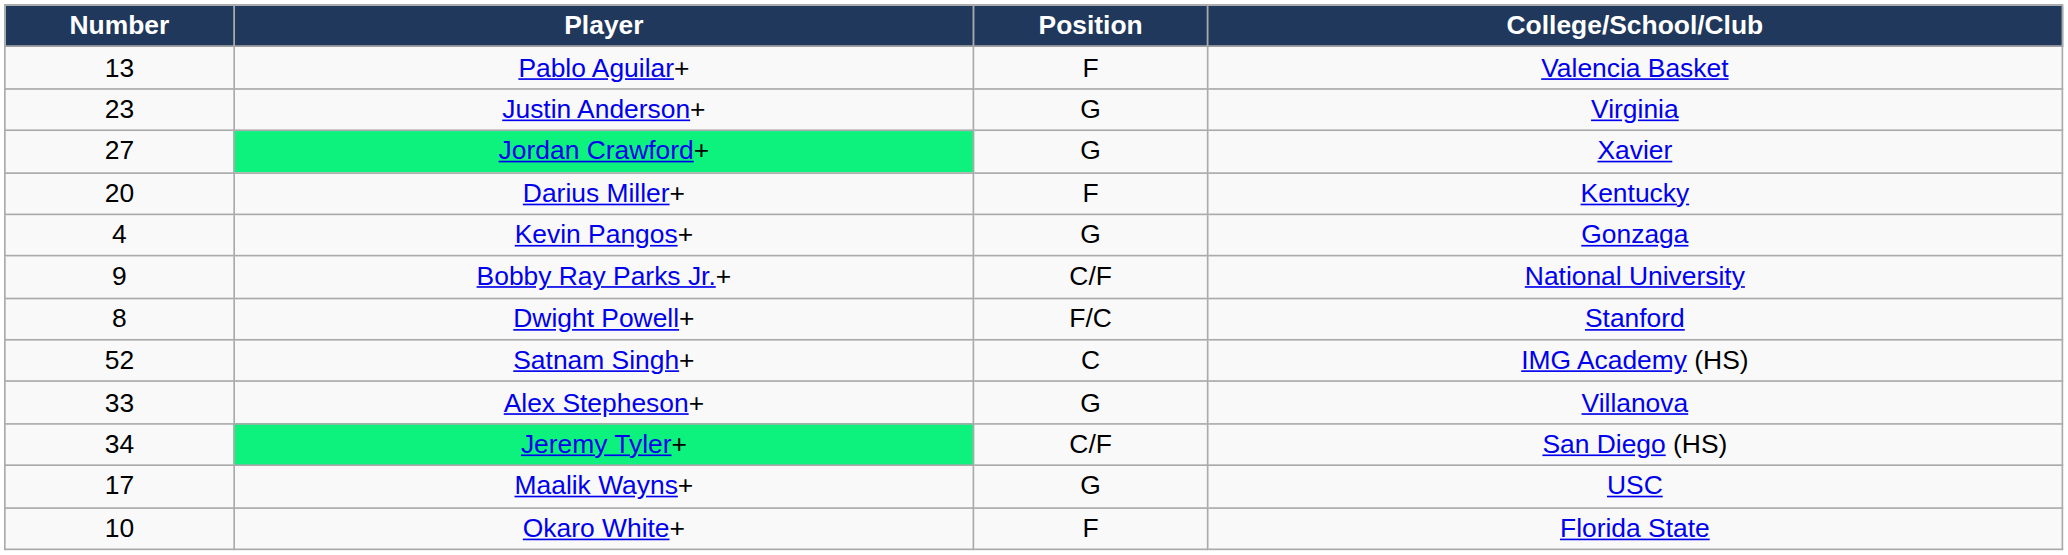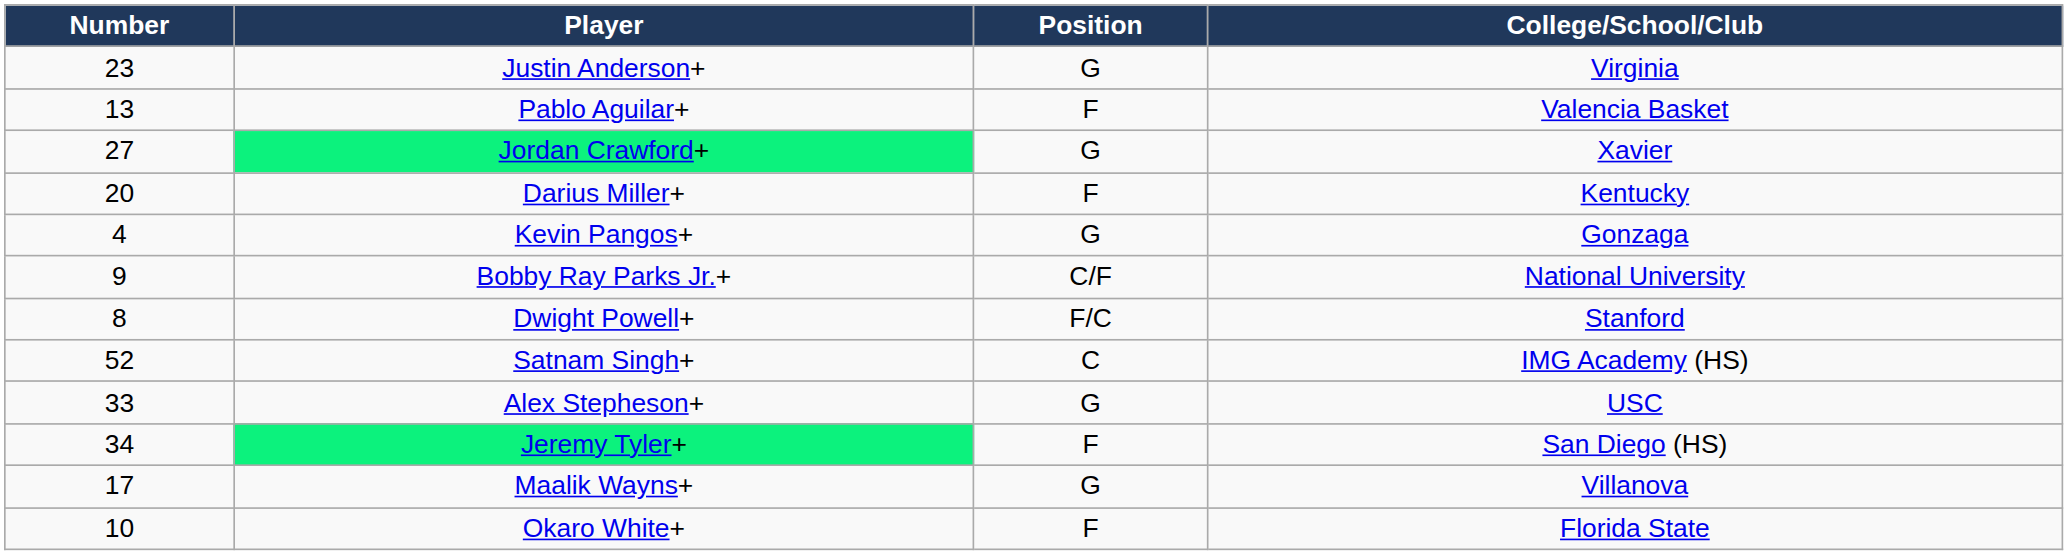rows swapped: (604, 67) <-> (604, 109)
(1635, 402) Villanova -> (1635, 402) USC
(1091, 444) C/F -> (1091, 444) F
(1635, 485) USC -> (1635, 485) Villanova
